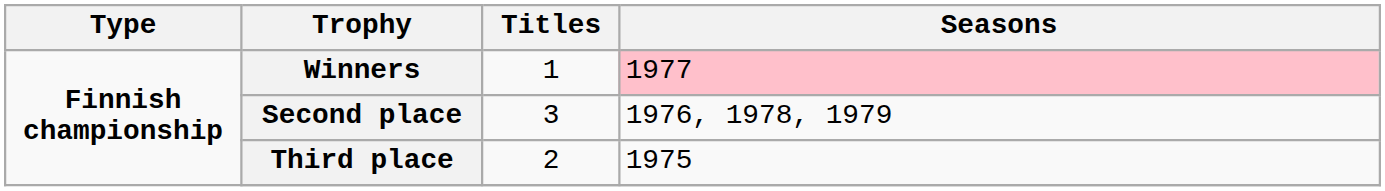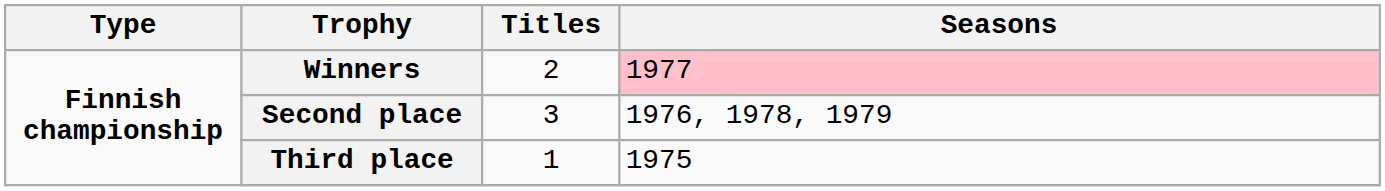(551, 73) 1 -> (551, 73) 2
(551, 162) 2 -> (551, 162) 1
